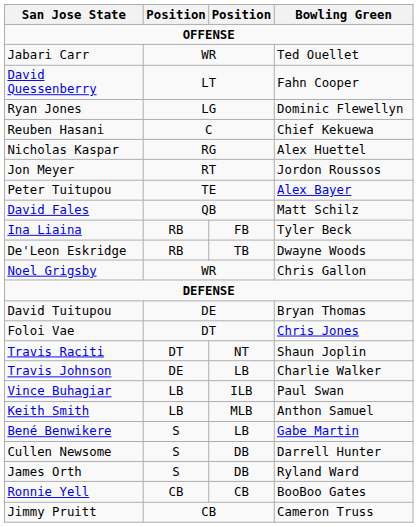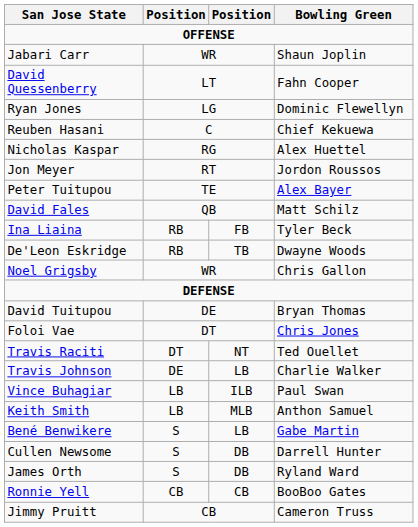(318, 55) Ted Ouellet -> (322, 55) Shaun Joplin
(322, 351) Shaun Joplin -> (318, 351) Ted Ouellet
